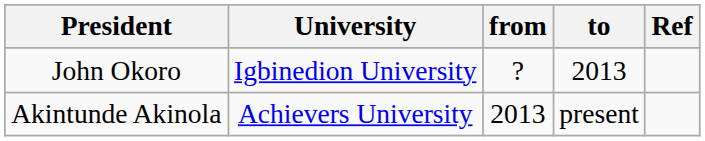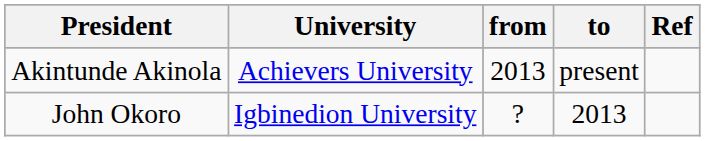rows swapped: (116, 69) <-> (116, 113)
